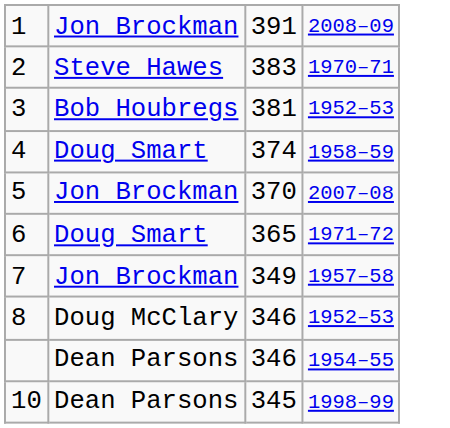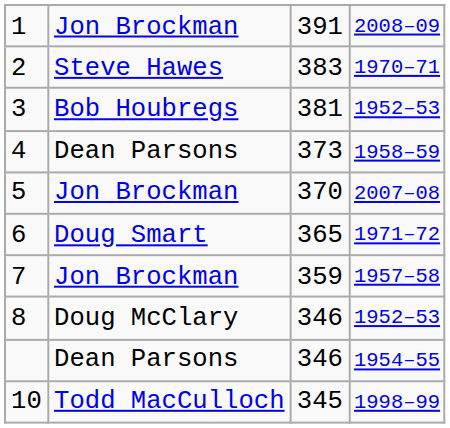(131, 151) Doug Smart -> (146, 151) Dean Parsons
(274, 151) 374 -> (320, 151) 373
(274, 276) 349 -> (320, 276) 359
(146, 402) Dean Parsons -> (169, 402) Todd MacCulloch
